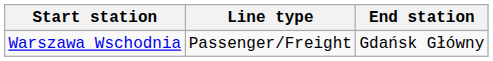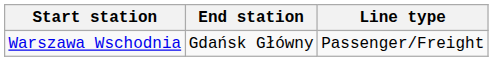columns swapped: (422, 18) <-> (270, 18)
